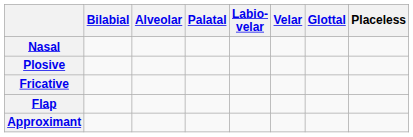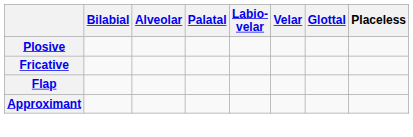- row: (44, 46)
